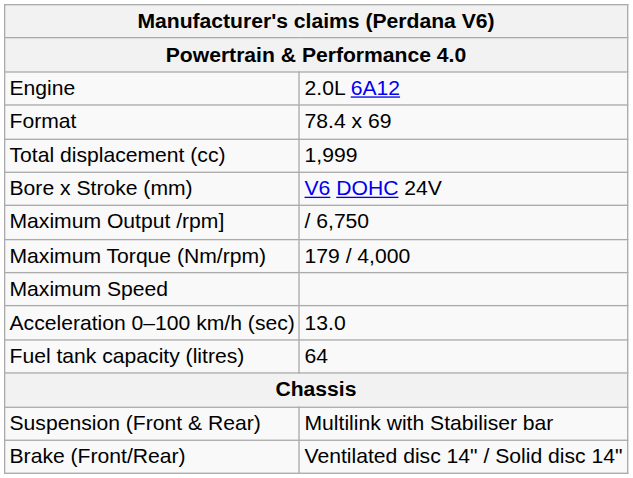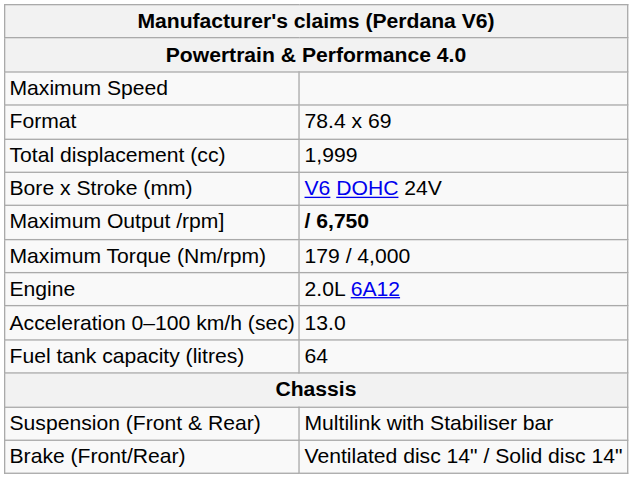rows swapped: (42, 88) <-> (89, 289)
(337, 222) normal -> (337, 222) bold
